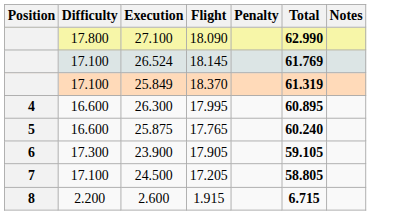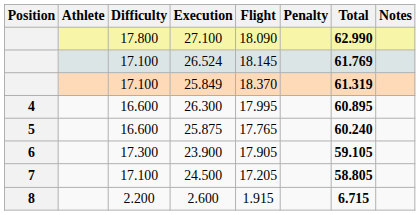+ column: (83, 16)
